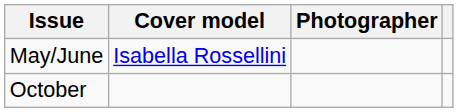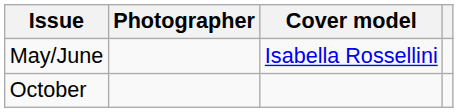columns swapped: (200, 21) <-> (367, 21)
